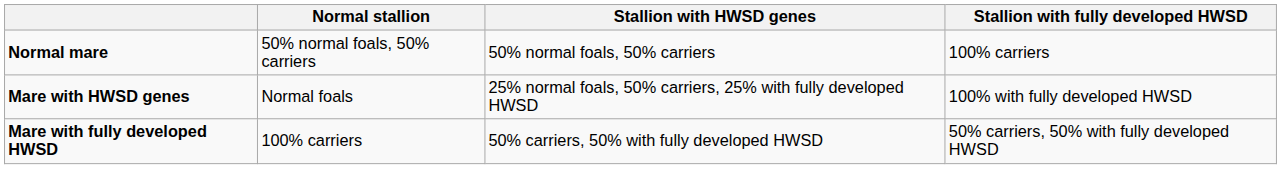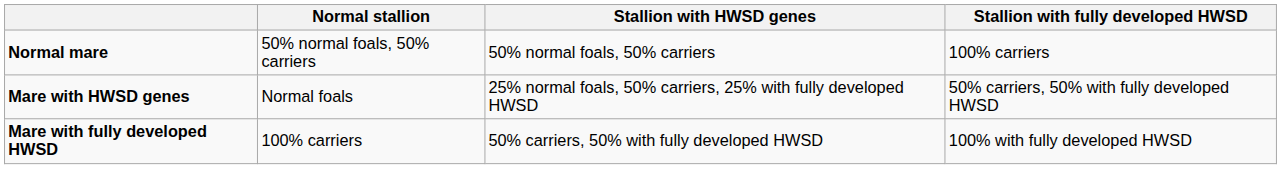(1070, 96) 100% with fully developed HWSD -> (1089, 96) 50% carriers, 50% with fully developed HWSD
(1089, 140) 50% carriers, 50% with fully developed HWSD -> (1070, 140) 100% with fully developed HWSD
